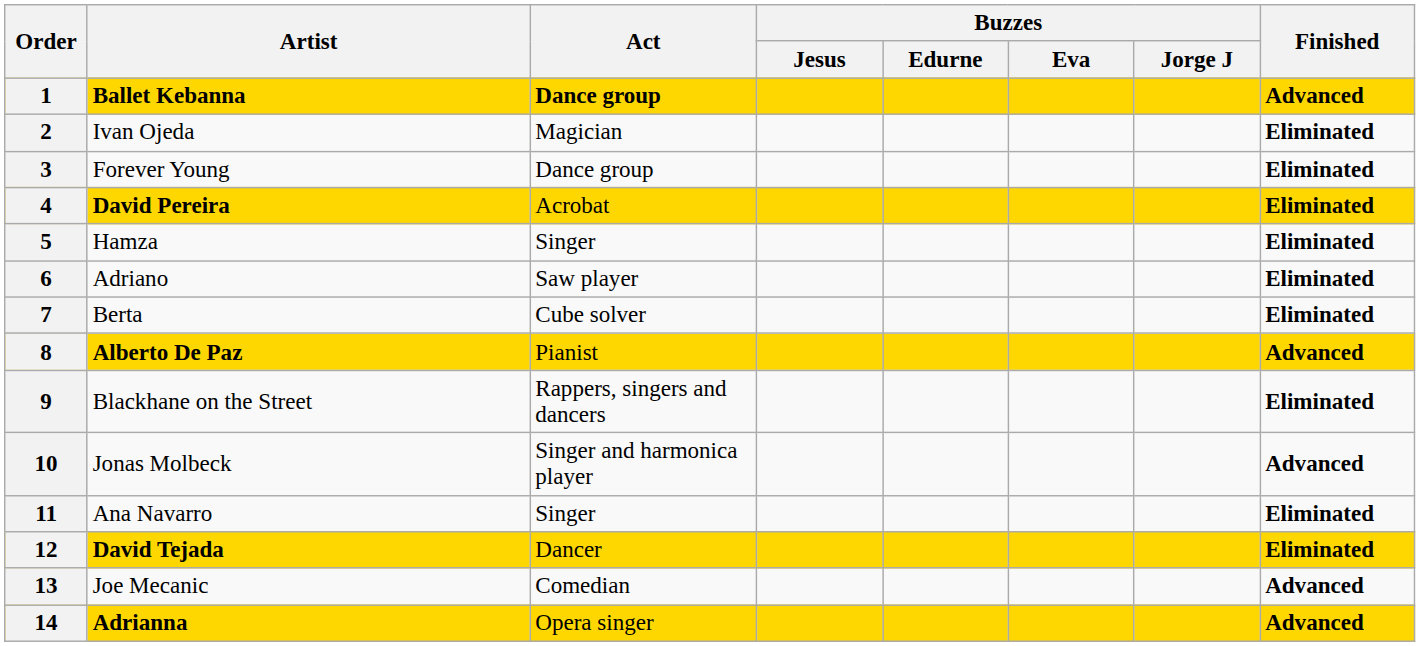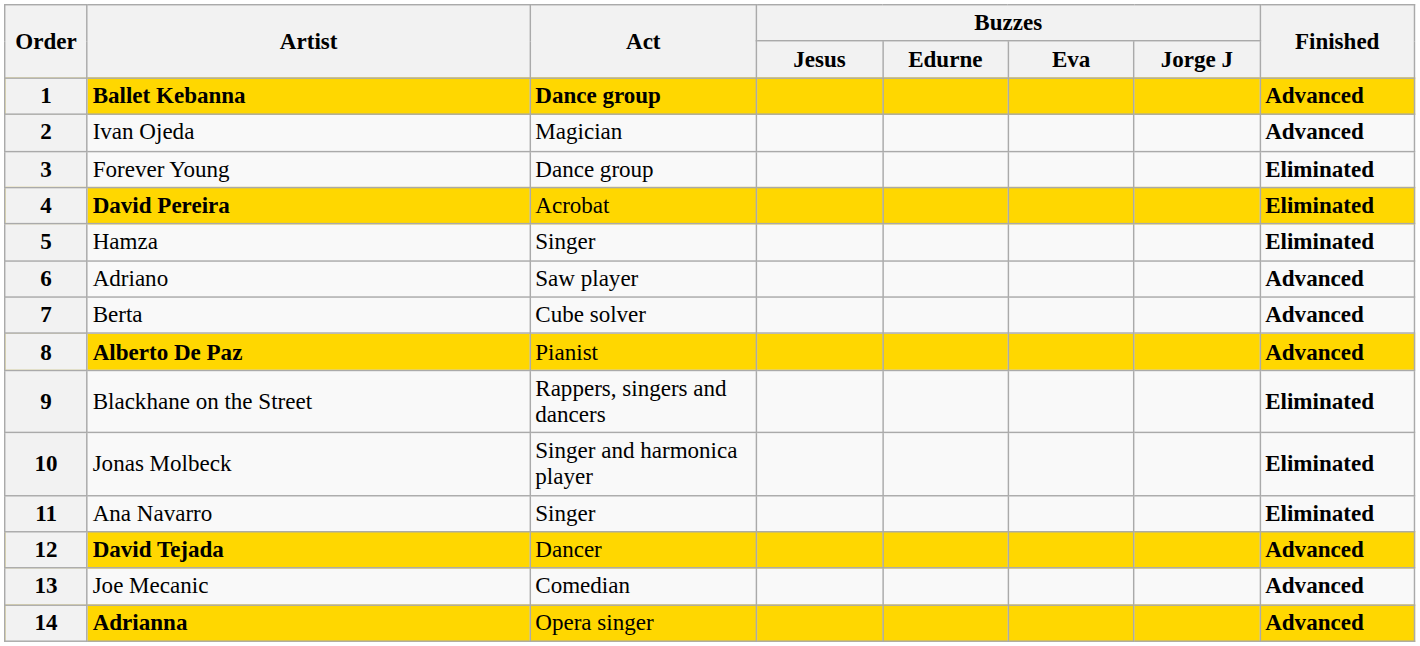(1320, 132) Eliminated -> (1314, 132) Advanced
(1320, 278) Eliminated -> (1314, 278) Advanced
(1320, 315) Eliminated -> (1314, 315) Advanced
(1314, 463) Advanced -> (1320, 463) Eliminated
(1320, 549) Eliminated -> (1314, 549) Advanced
